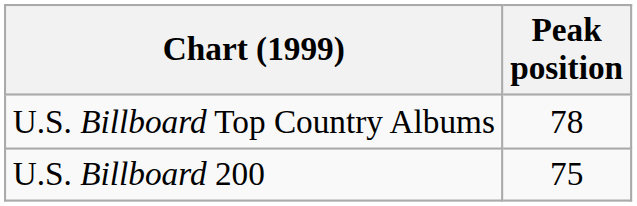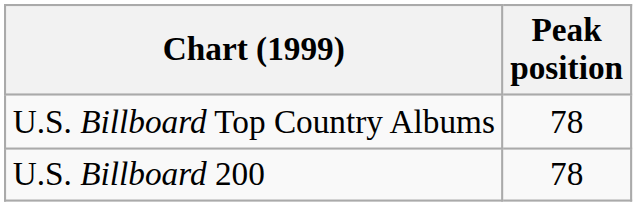(567, 173) 75 -> (567, 173) 78
